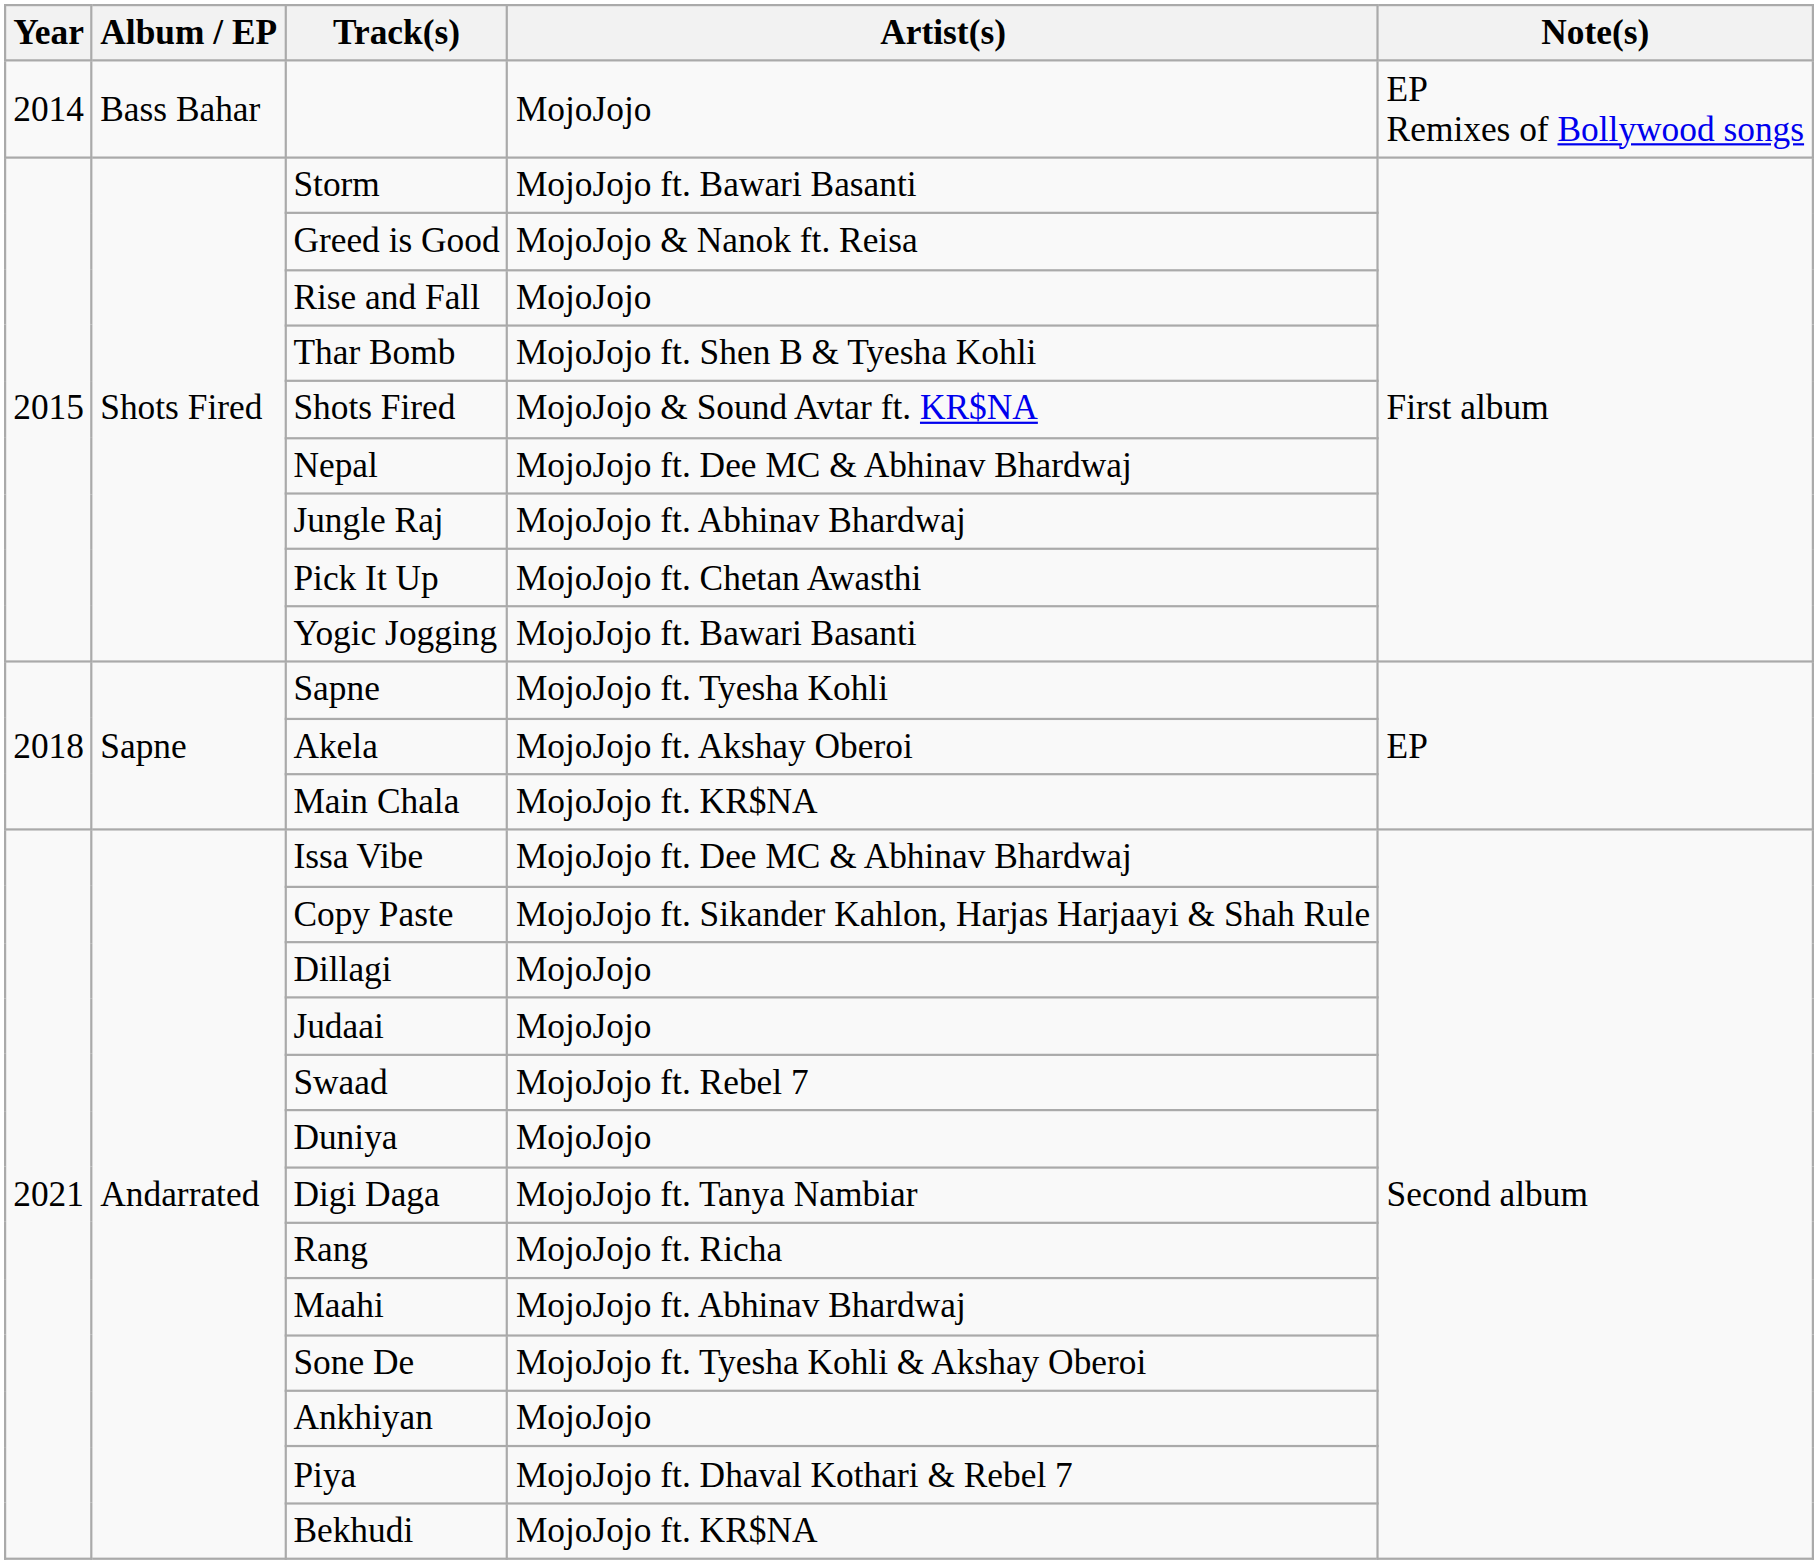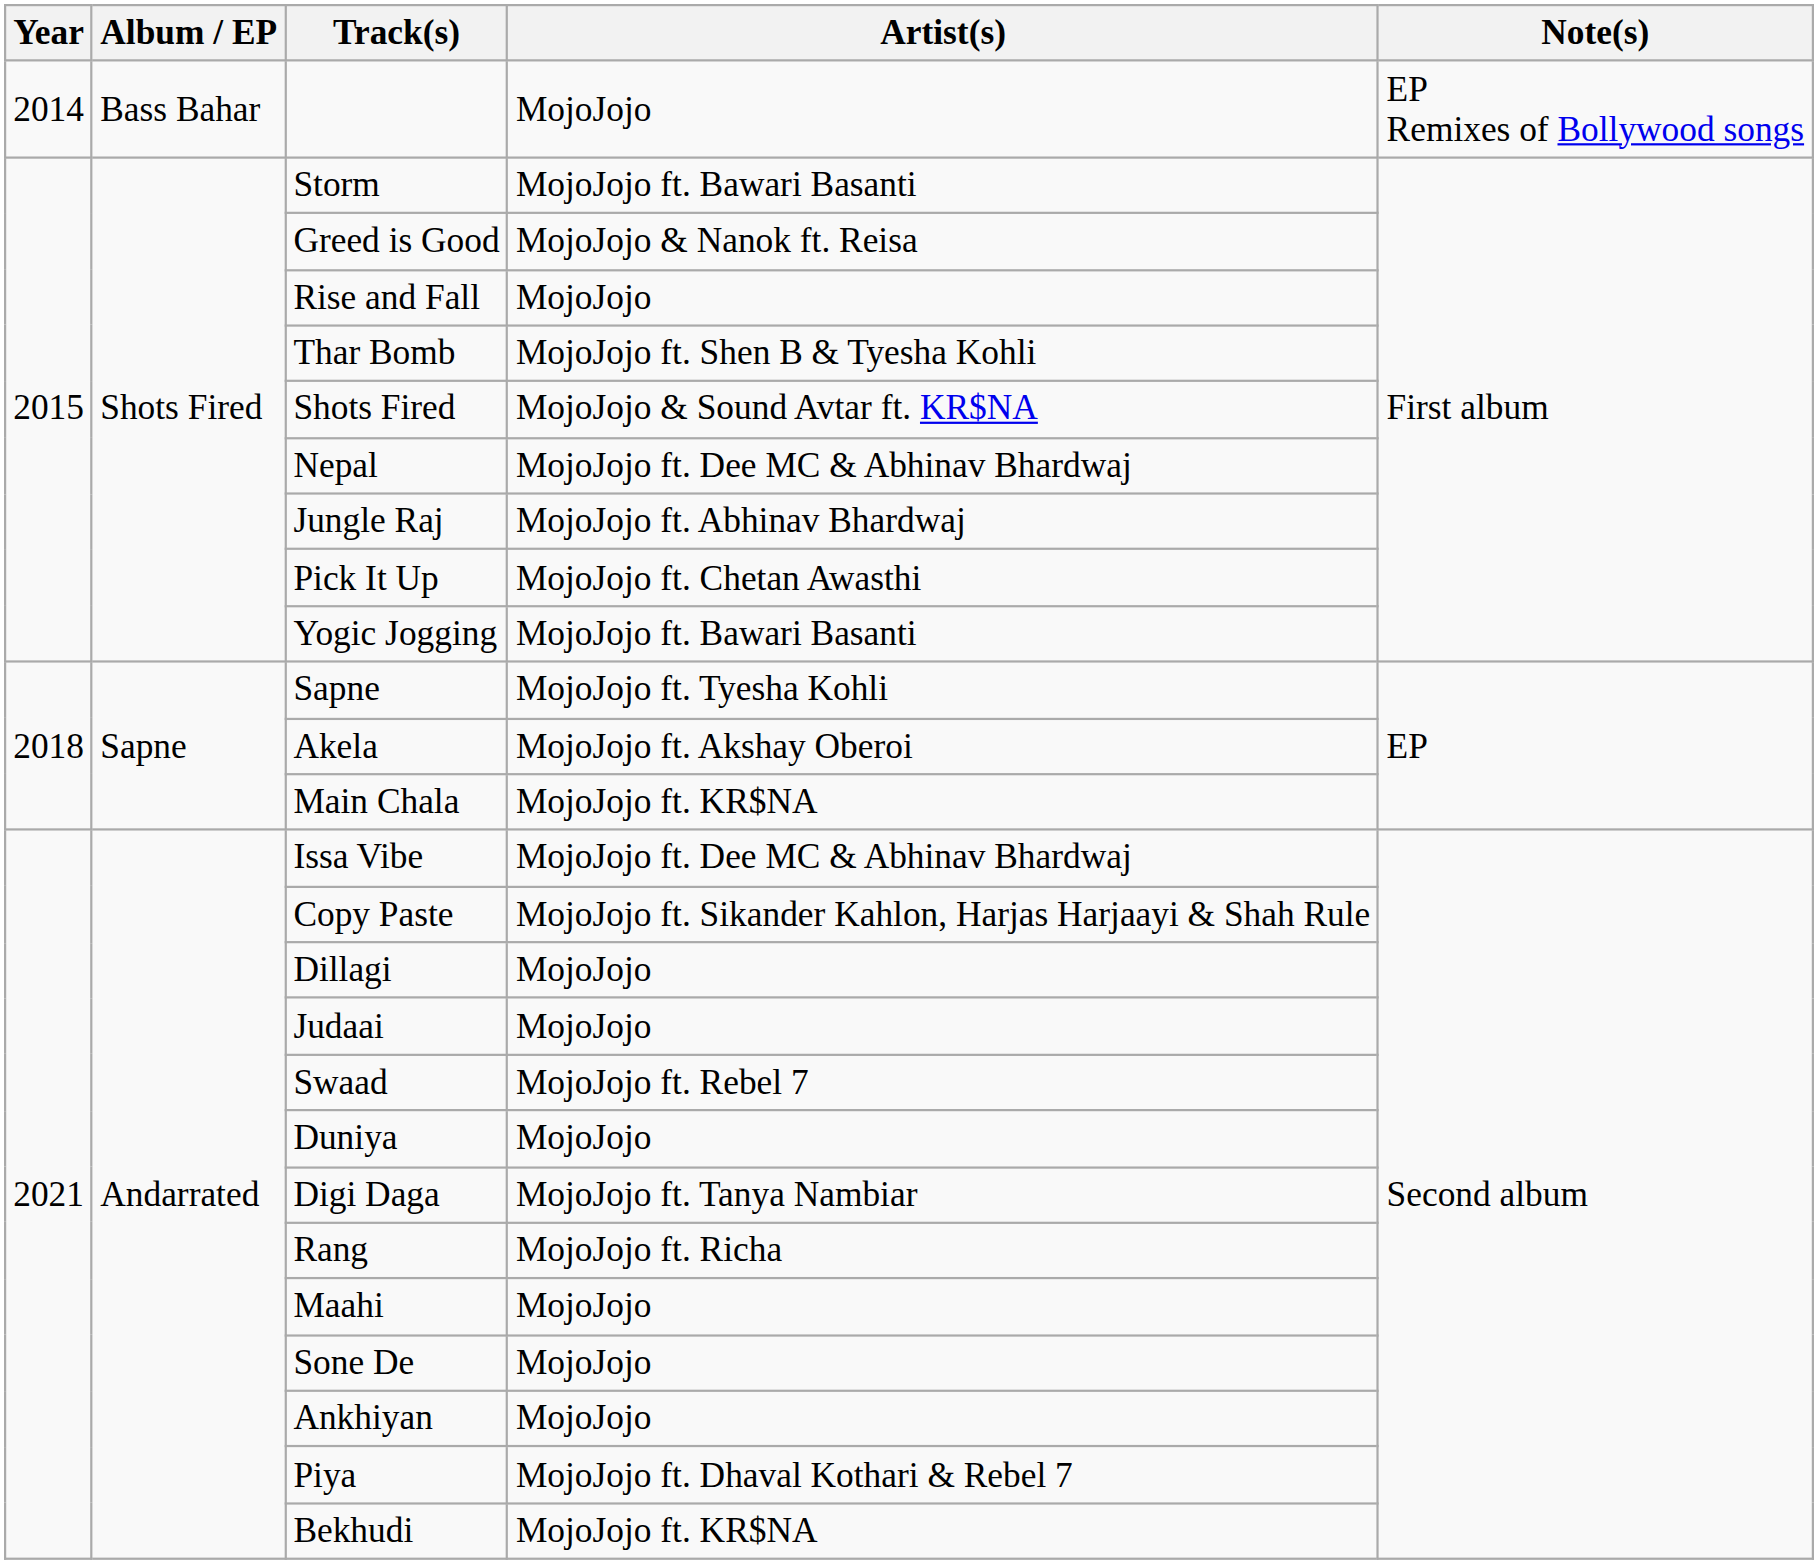(741, 1306) MojoJojo ft. Abhinav Bhardwaj -> (584, 1306) MojoJojo
(831, 1362) MojoJojo ft. Tyesha Kohli & Akshay Oberoi -> (584, 1362) MojoJojo
